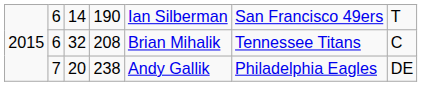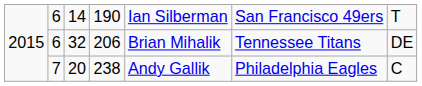(107, 42) 208 -> (107, 42) 206
(397, 42) C -> (402, 42) DE
(402, 68) DE -> (397, 68) C
